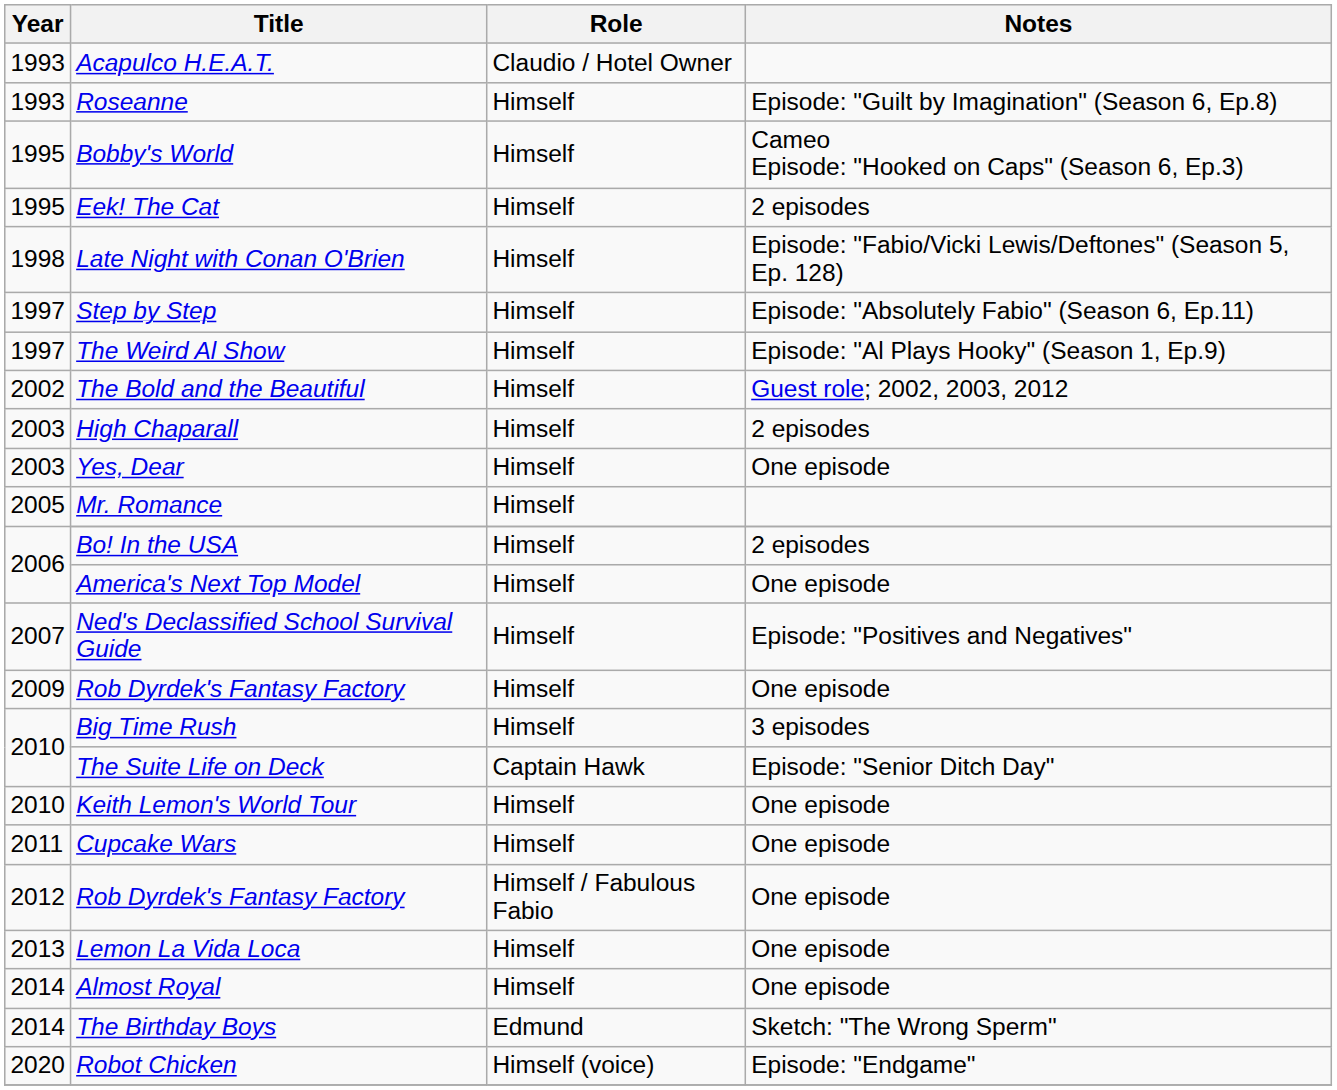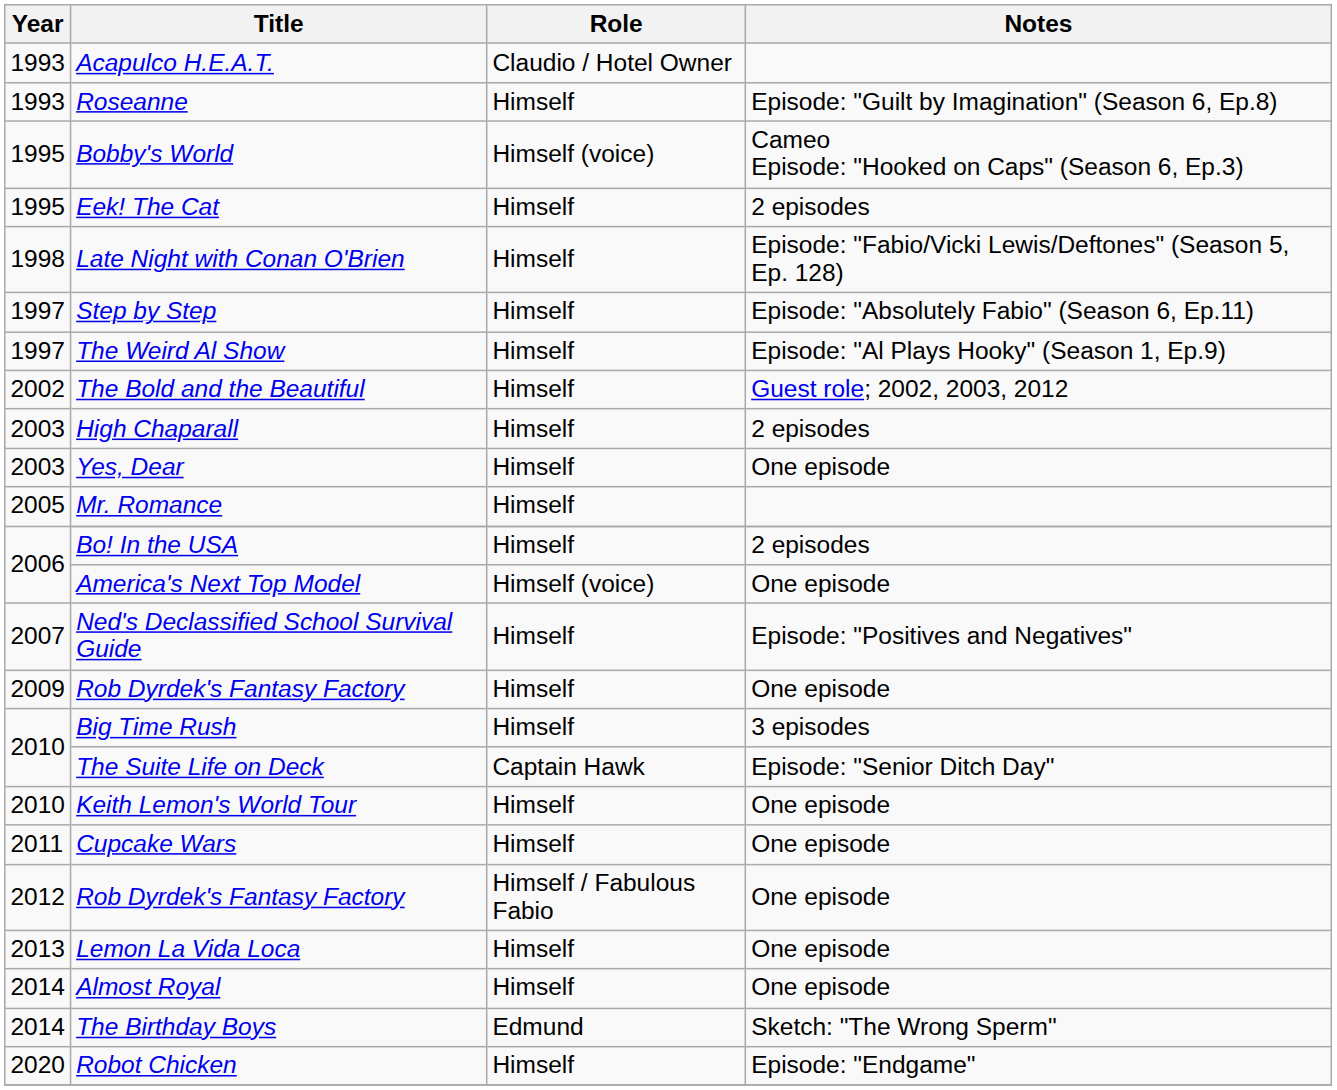(533, 154) Himself -> (573, 154) Himself (voice)
(533, 583) Himself -> (573, 583) Himself (voice)
(573, 1065) Himself (voice) -> (533, 1065) Himself
